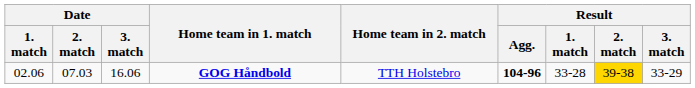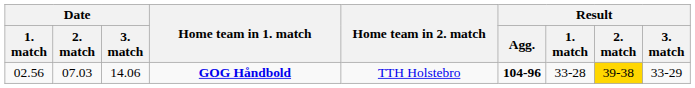(29, 72) 02.06 -> (29, 72) 02.56
(125, 72) 16.06 -> (125, 72) 14.06
